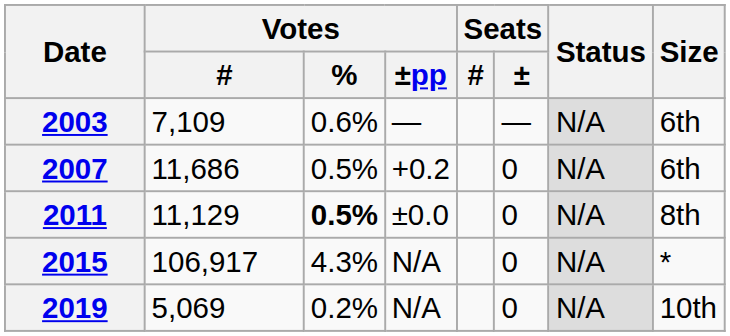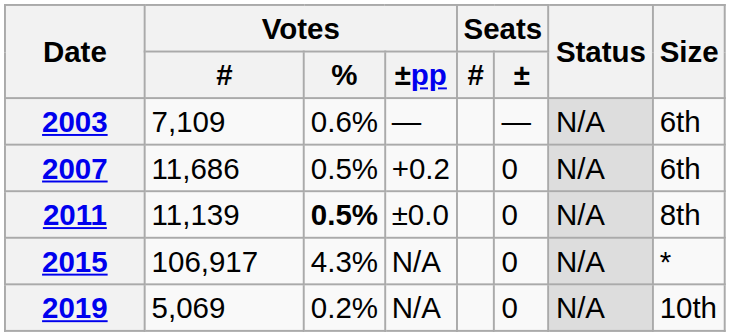(196, 215) 11,129 -> (196, 215) 11,139
